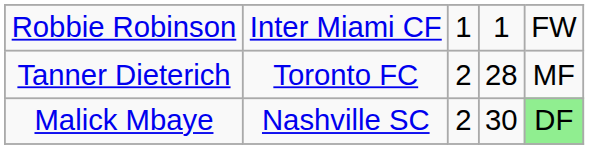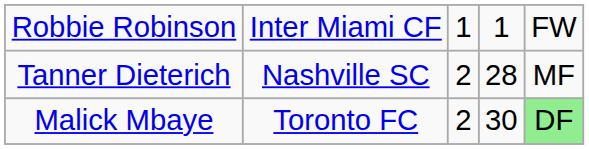(346, 74) Toronto FC -> (346, 74) Nashville SC
(346, 120) Nashville SC -> (346, 120) Toronto FC
